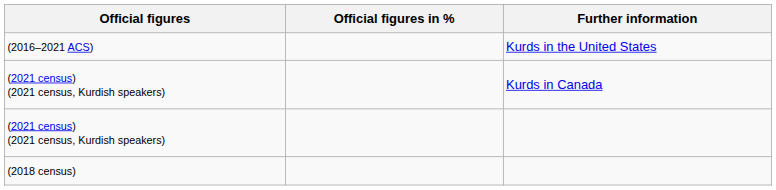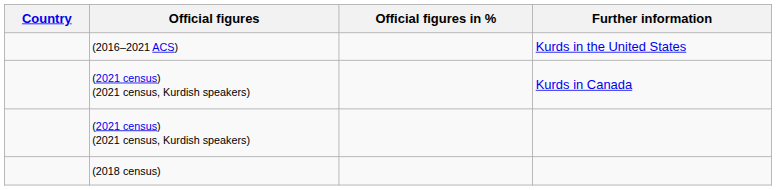+ column: (47, 18)
